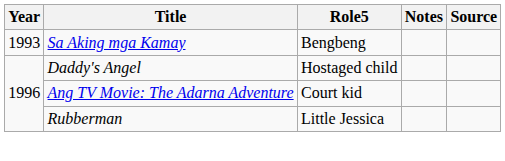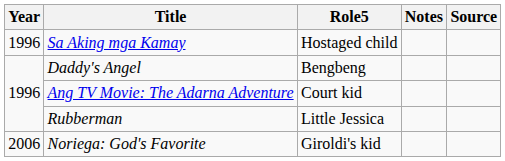(24, 42) 1993 -> (24, 42) 1996
(333, 42) Bengbeng -> (349, 42) Hostaged child
(349, 67) Hostaged child -> (333, 67) Bengbeng
+ row: (127, 144)
